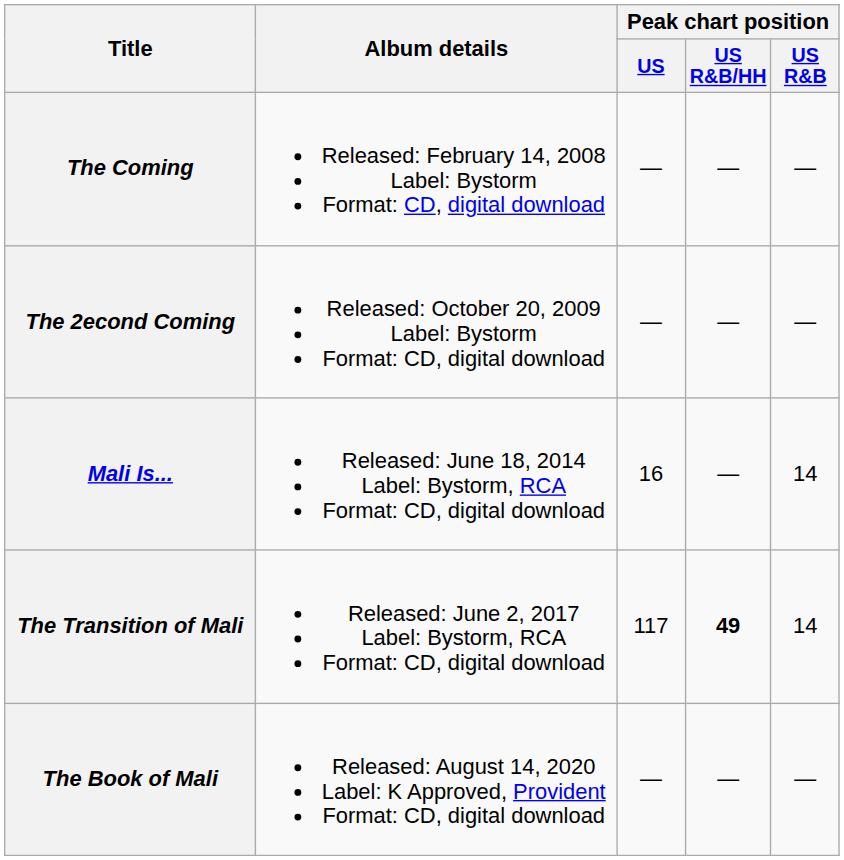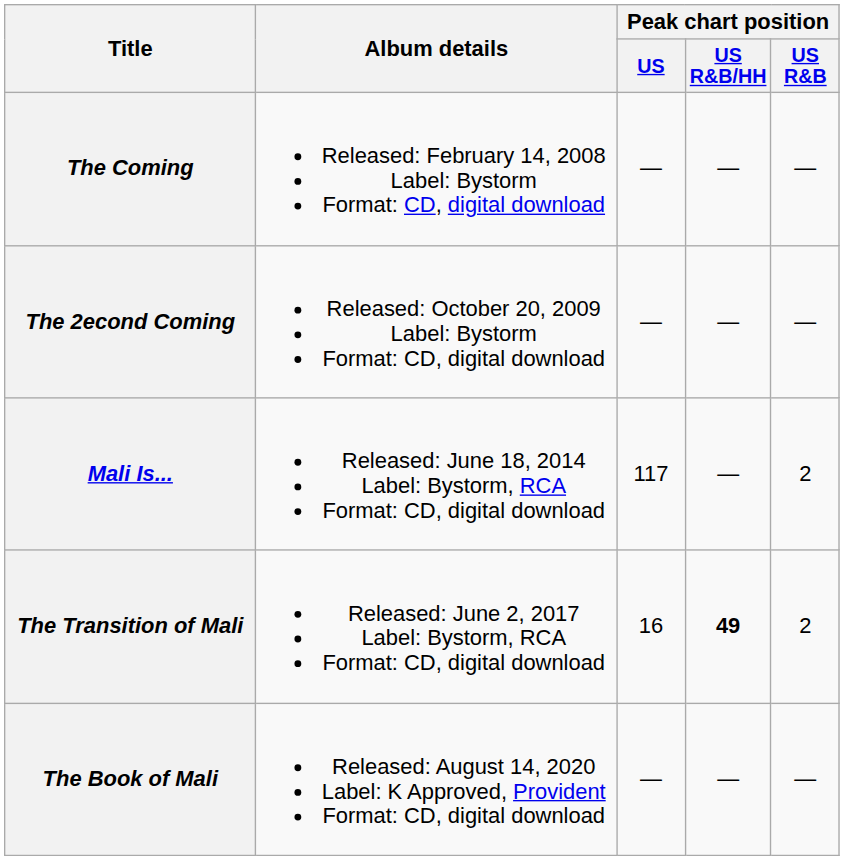(651, 473) 16 -> (651, 473) 117
(805, 473) 14 -> (805, 473) 2
(651, 626) 117 -> (651, 626) 16
(805, 626) 14 -> (805, 626) 2
